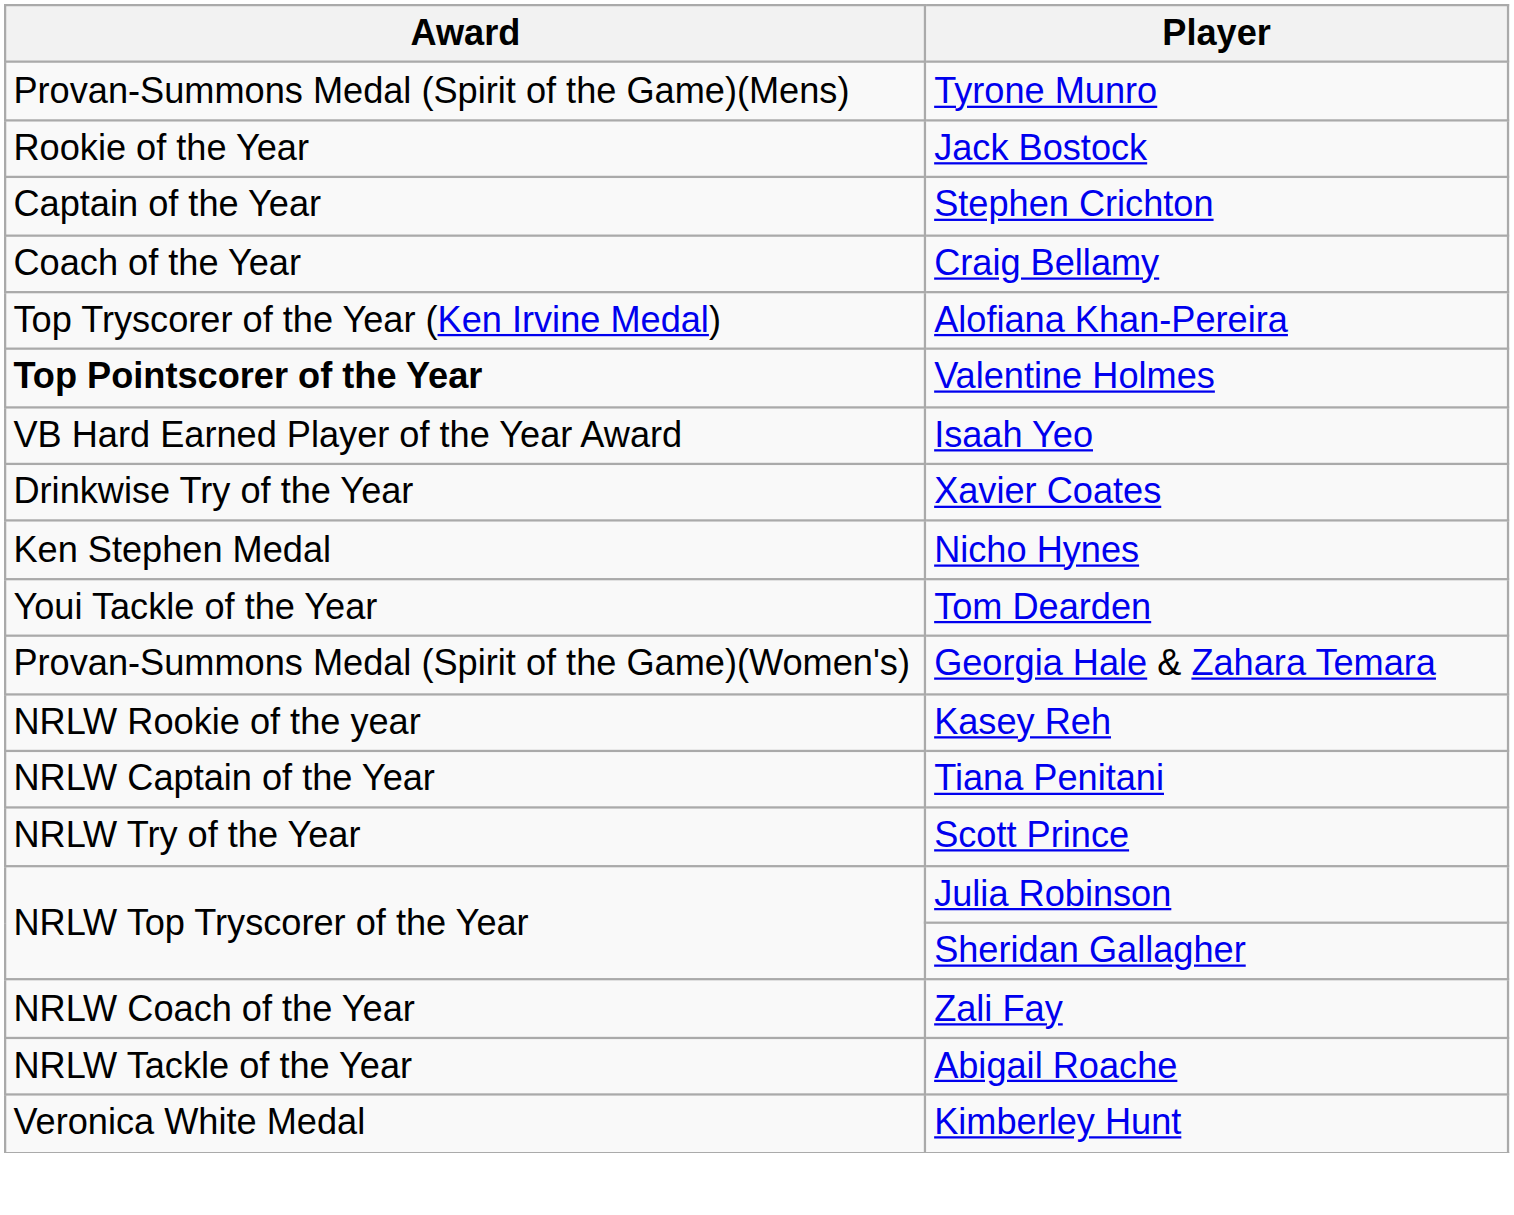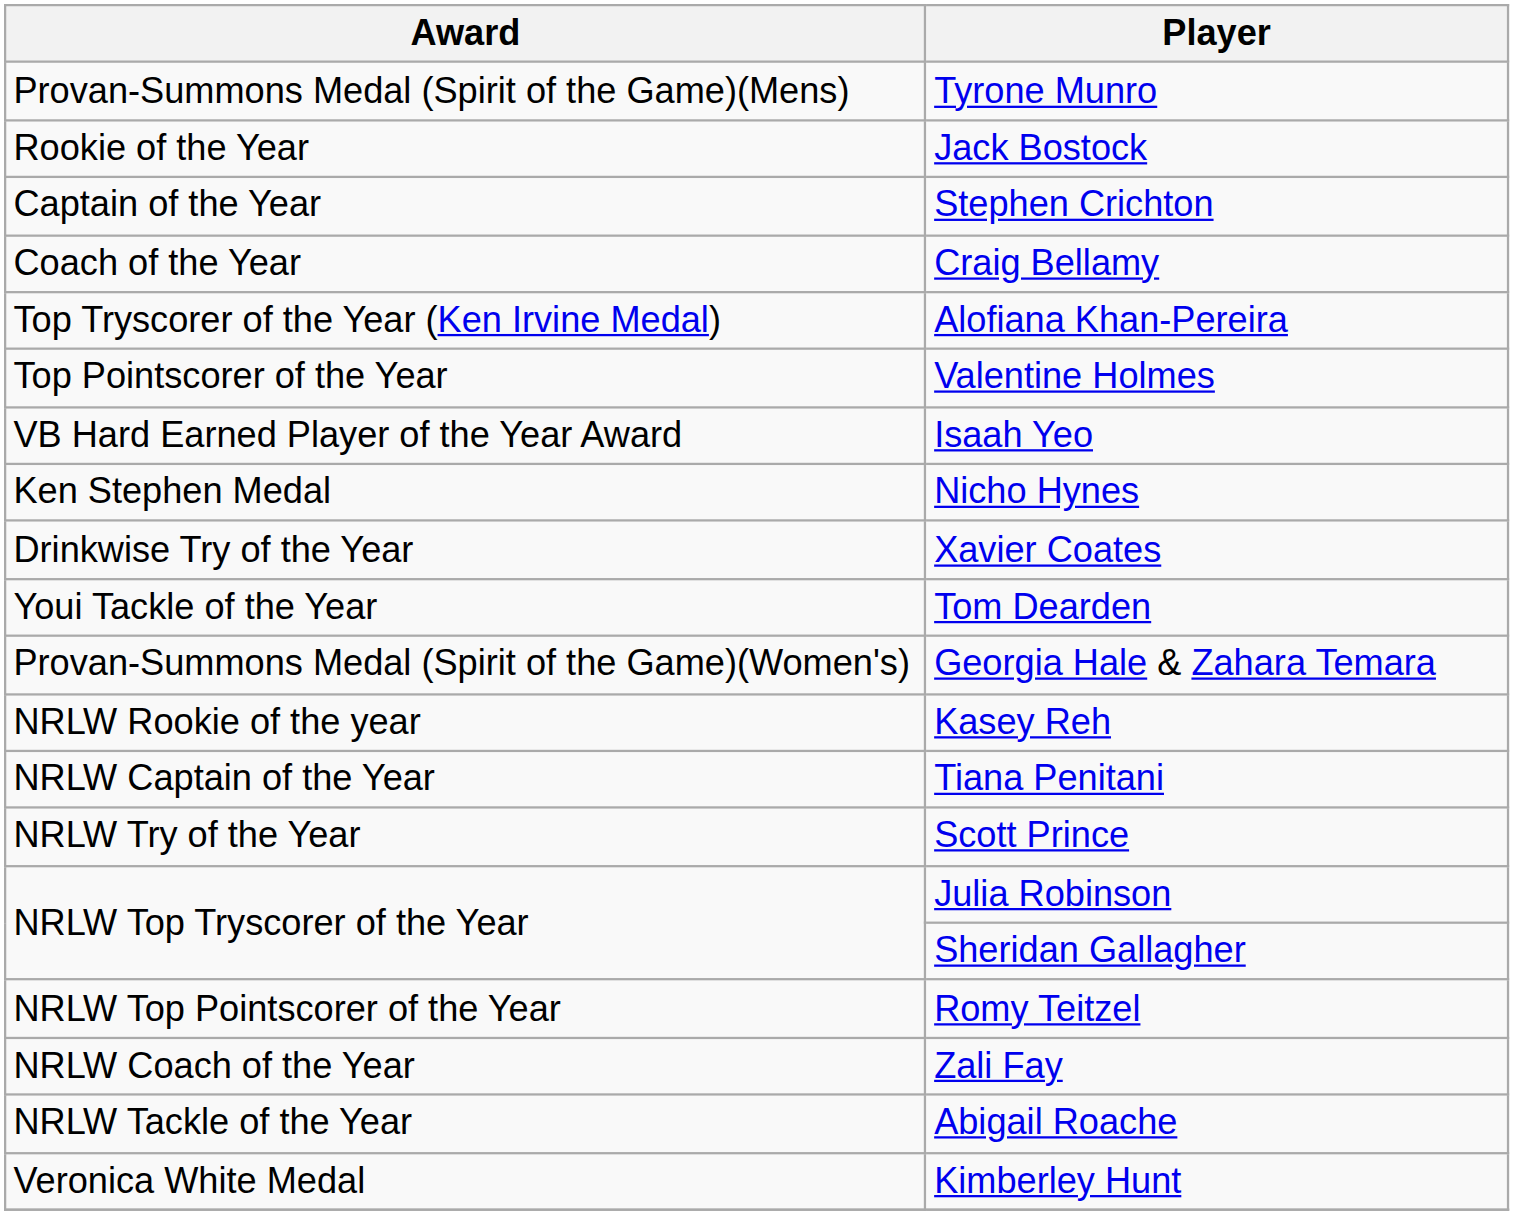(248, 377) bold -> (231, 377) normal
rows swapped: (1037, 549) <-> (1048, 491)
+ row: (1037, 1008)
